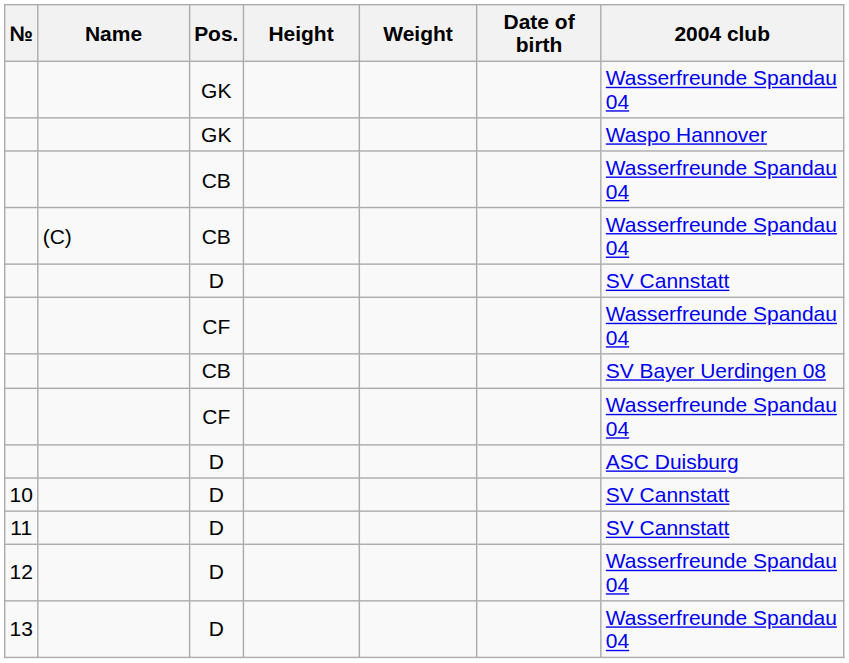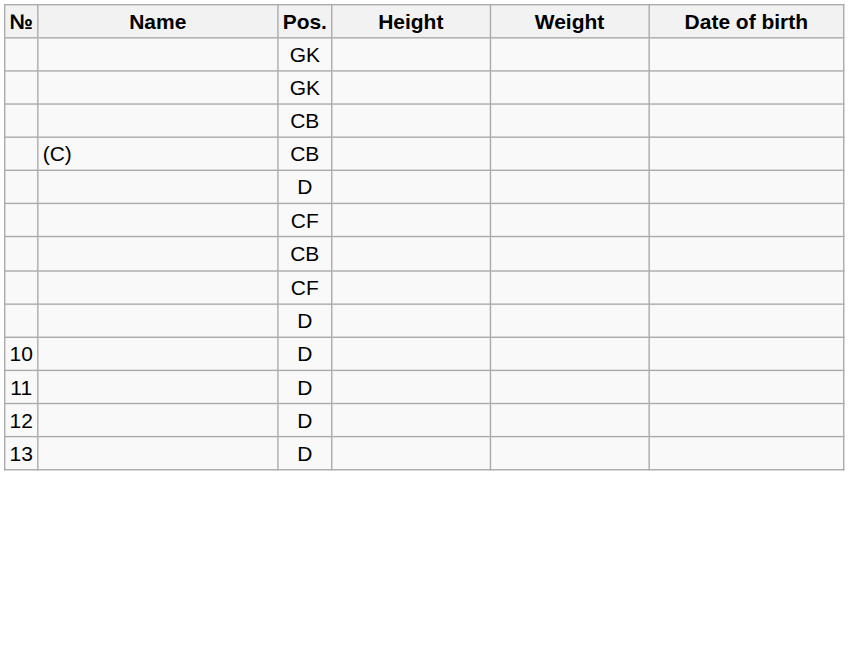- column: (722, 33)
